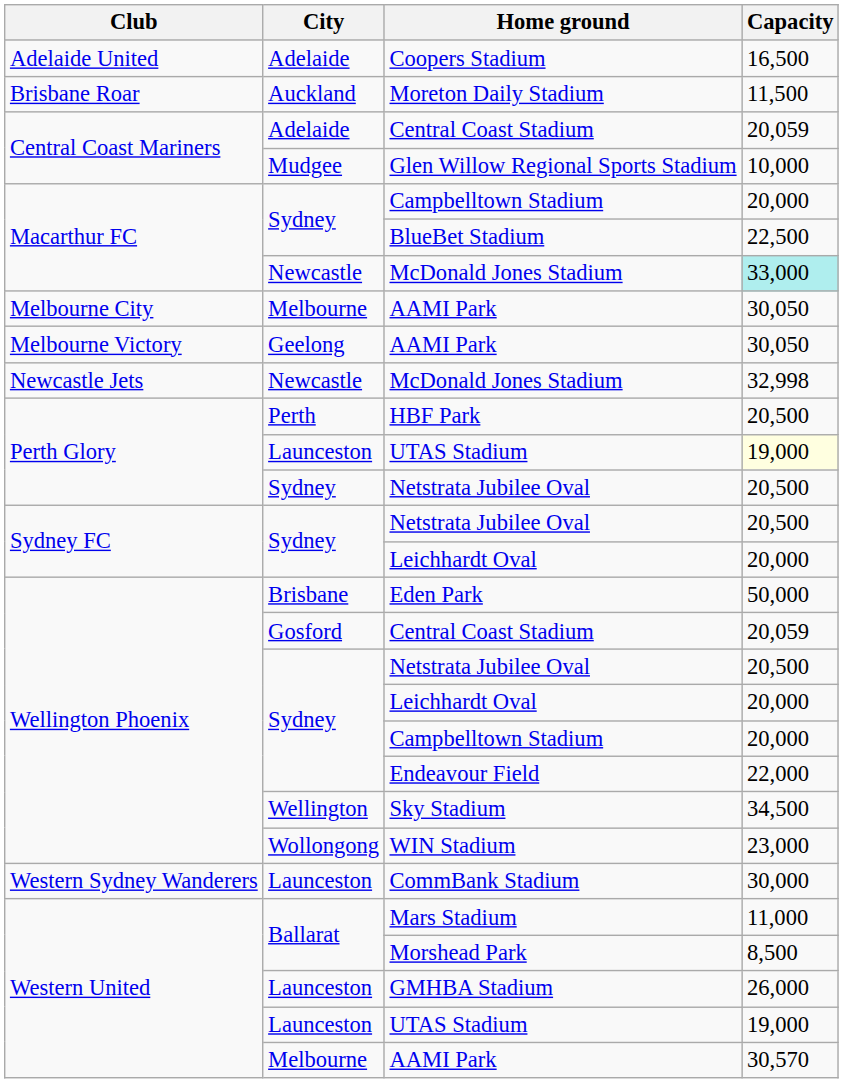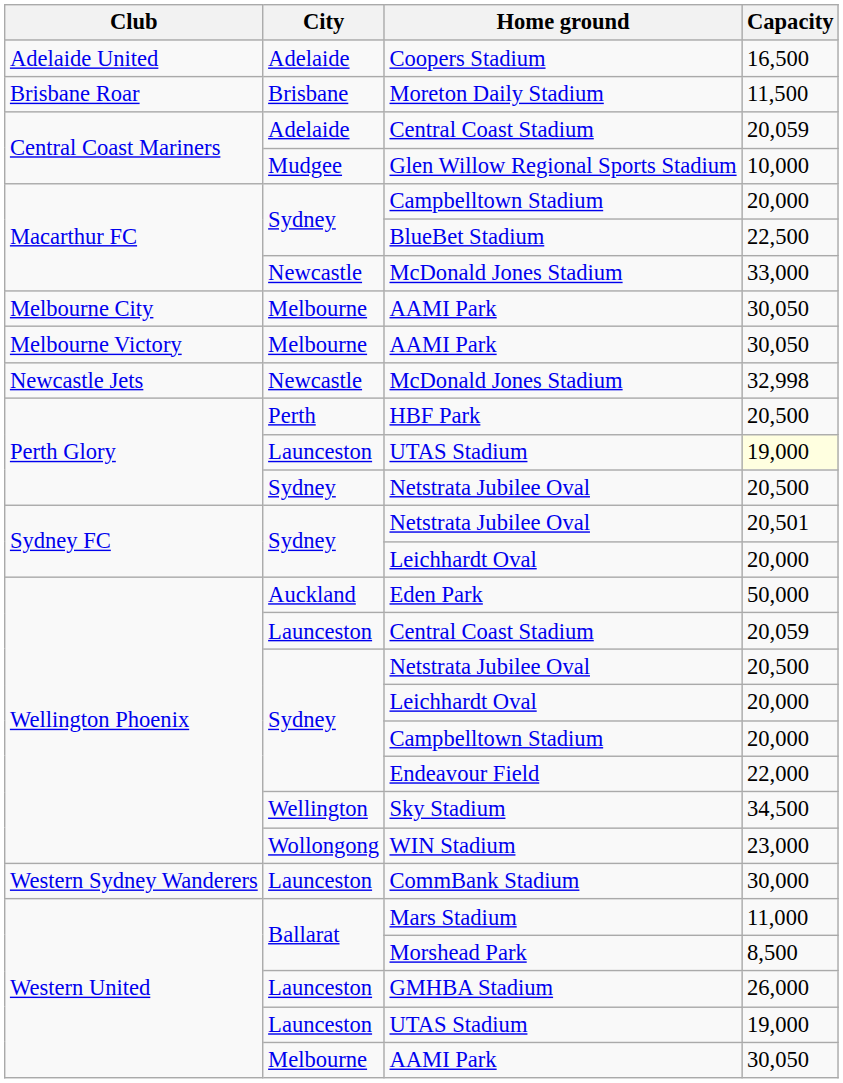(312, 93) Auckland -> (308, 93) Brisbane
(778, 272) paleturquoise background -> (778, 272) no background
(306, 344) Geelong -> (318, 344) Melbourne
(778, 523) 20,500 -> (778, 523) 20,501
(308, 594) Brisbane -> (312, 594) Auckland
(305, 630) Gosford -> (320, 630) Launceston
(778, 1059) 30,570 -> (778, 1059) 30,050
